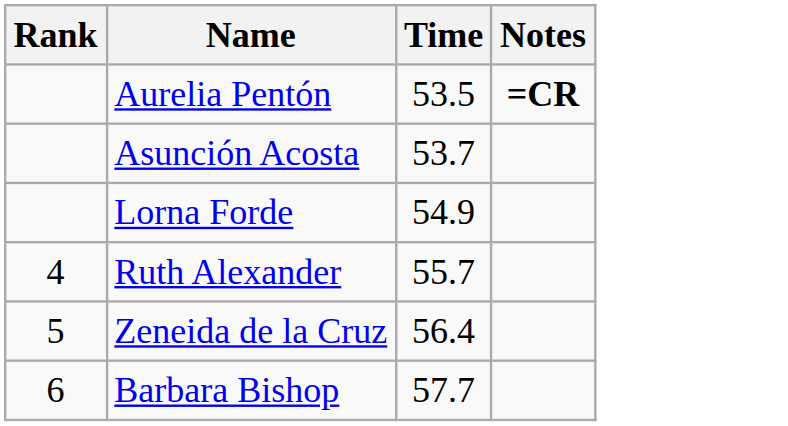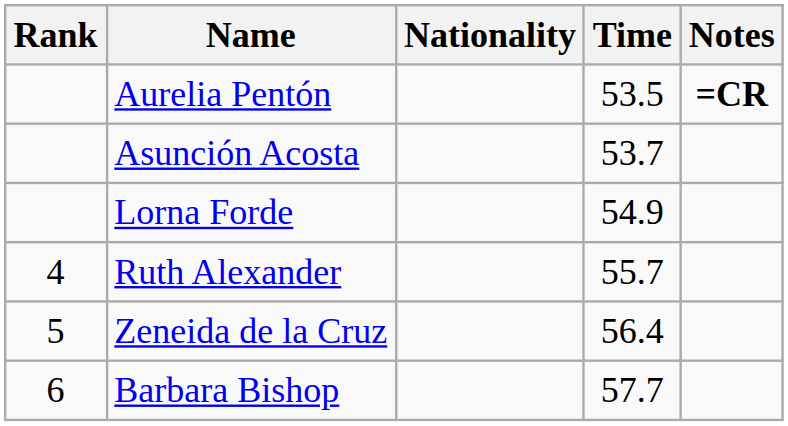+ column: (490, 34)
